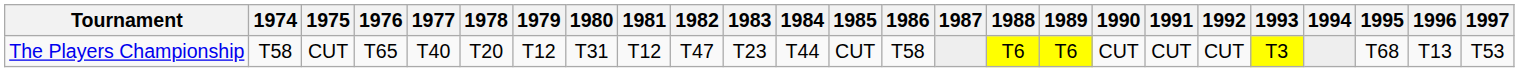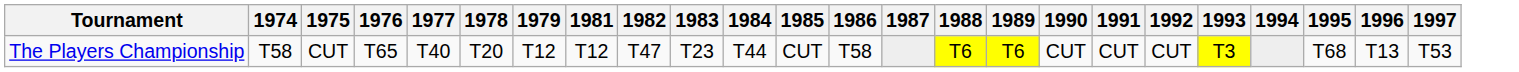- column: (592, 20)
